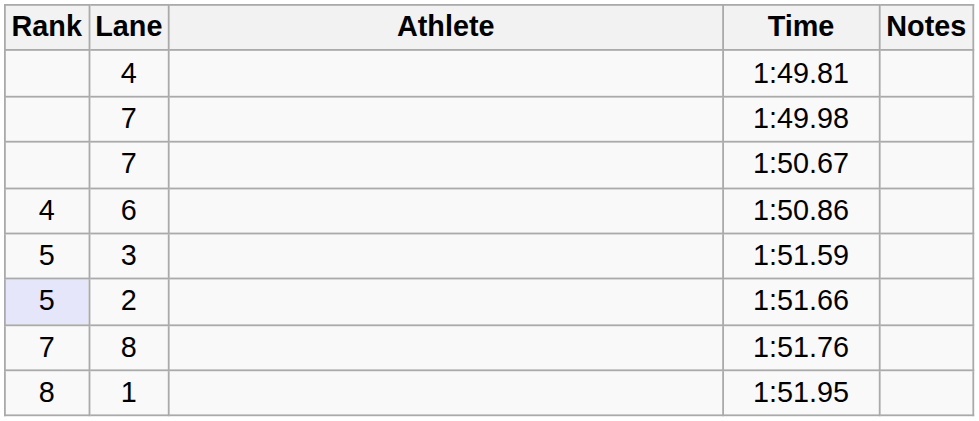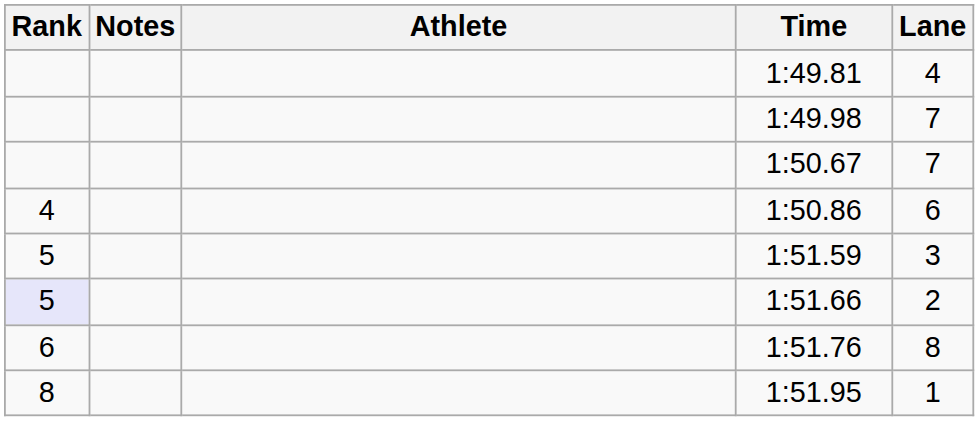columns swapped: (129, 27) <-> (926, 27)
(47, 347) 7 -> (47, 347) 6
